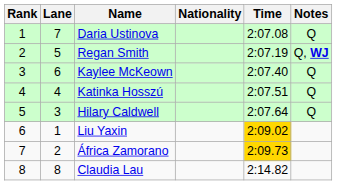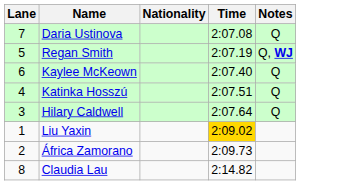- column: (22, 14)
(268, 151) gold background -> (232, 151) no background
